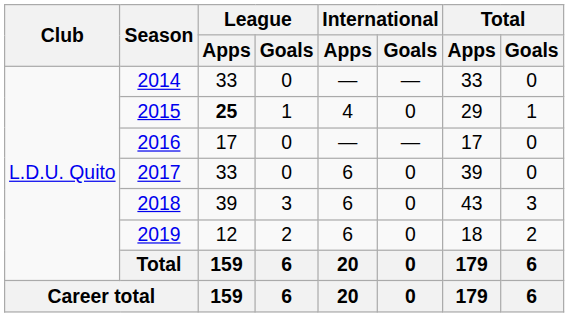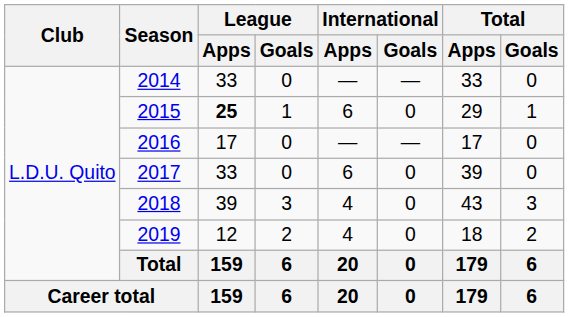(348, 111) 4 -> (348, 111) 6
(348, 204) 6 -> (348, 204) 4
(348, 234) 6 -> (348, 234) 4
